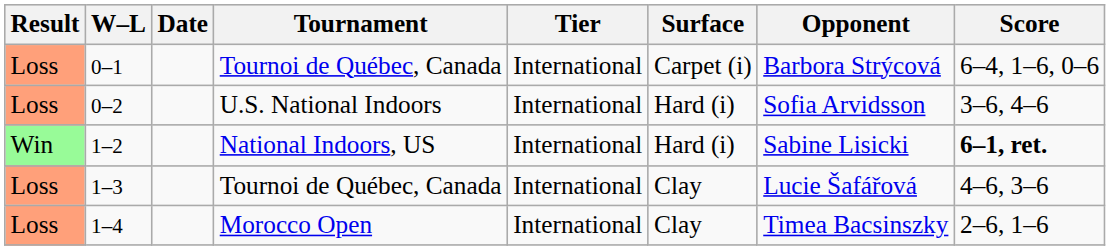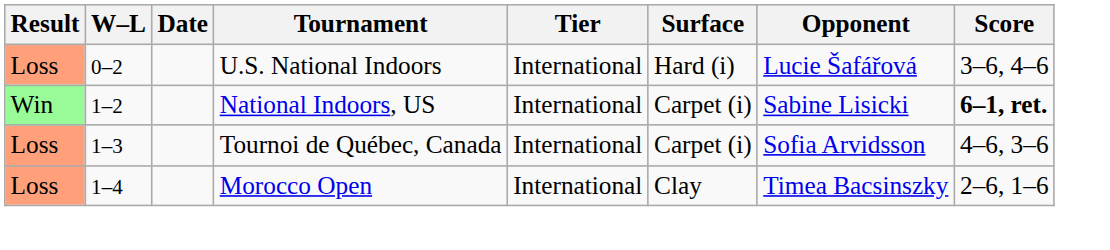- row: (107, 66)
(844, 104) Sofia Arvidsson -> (840, 64) Lucie Šafářová
(694, 144) Hard (i) -> (703, 104) Carpet (i)
(678, 184) Clay -> (703, 144) Carpet (i)
(840, 184) Lucie Šafářová -> (844, 144) Sofia Arvidsson
